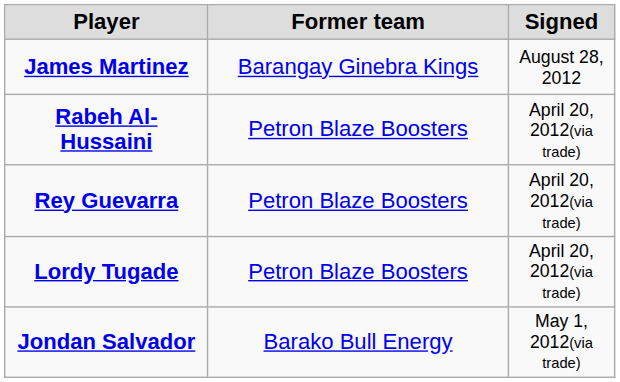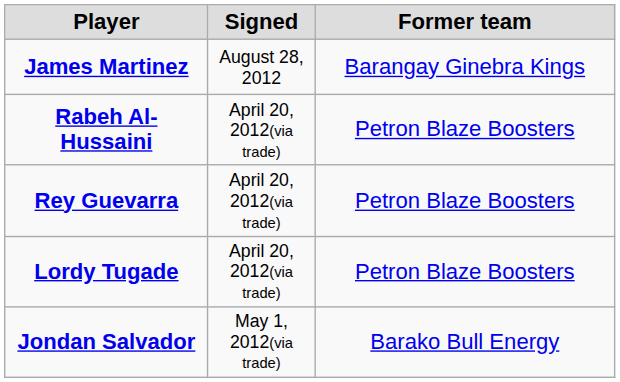columns swapped: (561, 22) <-> (358, 22)
